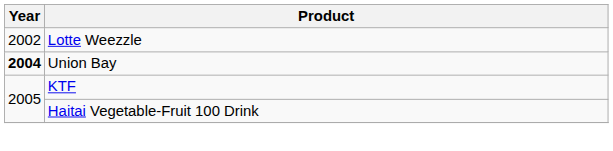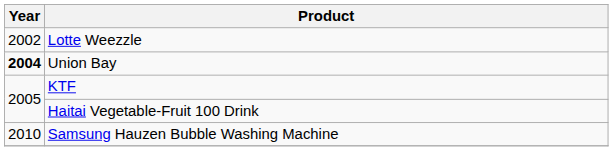+ row: (193, 134)
